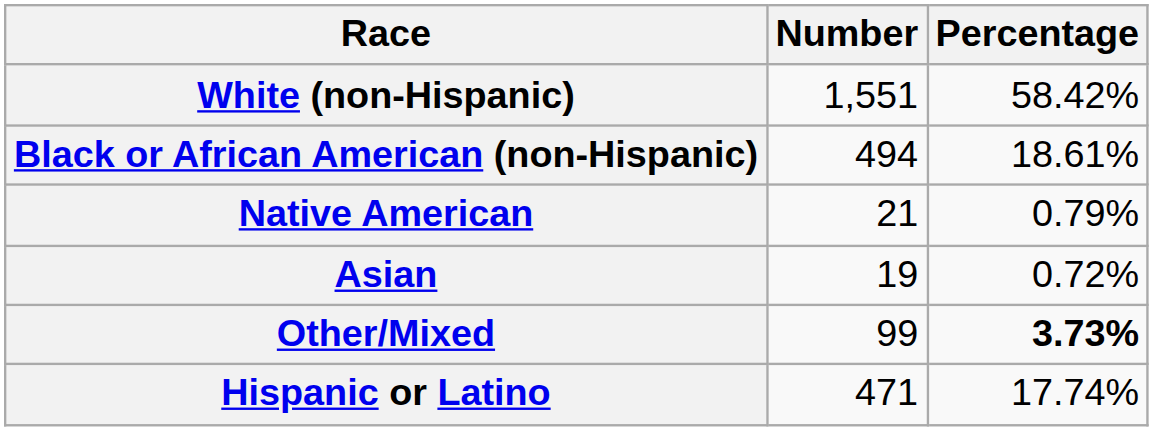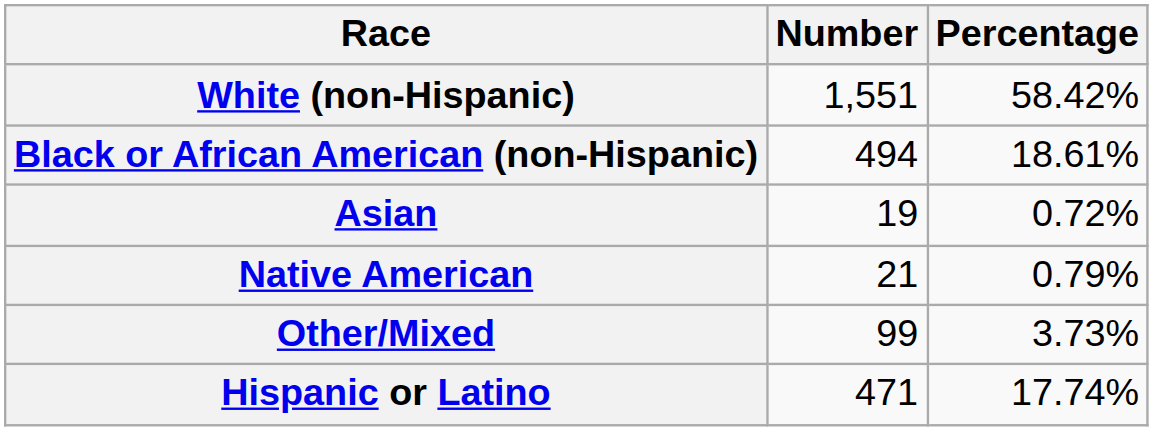rows swapped: (386, 214) <-> (386, 273)
(1086, 333) bold -> (1086, 333) normal
